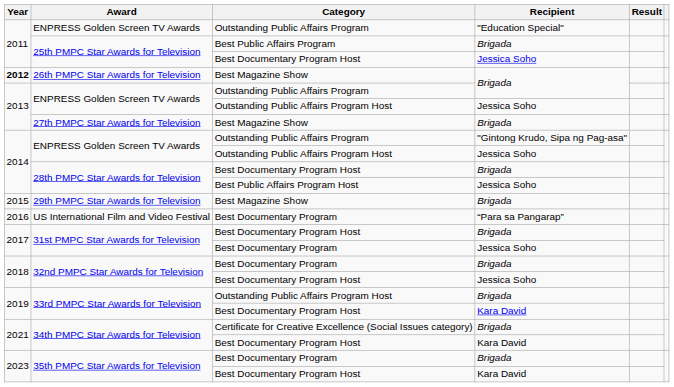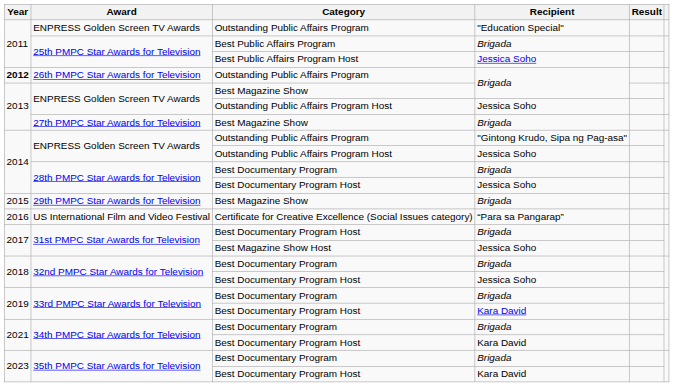(287, 59) Best Documentary Program Host -> (286, 59) Best Public Affairs Program Host
(261, 75) Best Magazine Show -> (292, 75) Outstanding Public Affairs Program
(292, 91) Outstanding Public Affairs Program -> (261, 91) Best Magazine Show
(287, 169) Best Documentary Program Host -> (276, 169) Best Documentary Program
(286, 185) Best Public Affairs Program Host -> (287, 185) Best Documentary Program Host
(276, 216) Best Documentary Program -> (344, 216) Certificate for Creative Excellence (Social Issues category)
(276, 248) Best Documentary Program -> (273, 248) Best Magazine Show Host
(303, 295) Outstanding Public Affairs Program Host -> (276, 295) Best Documentary Program
(344, 327) Certificate for Creative Excellence (Social Issues category) -> (276, 327) Best Documentary Program
